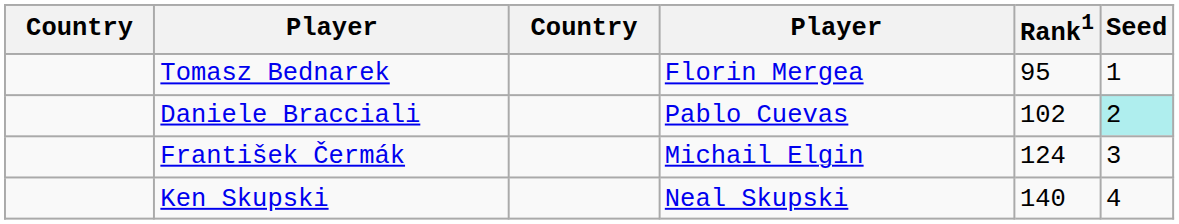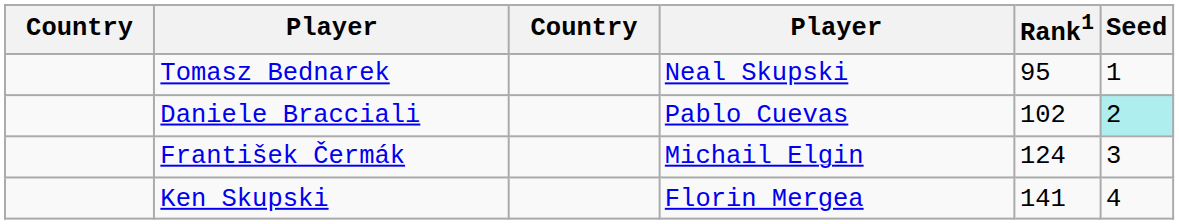(764, 74) Florin Mergea -> (757, 74) Neal Skupski
(757, 198) Neal Skupski -> (764, 198) Florin Mergea
(1043, 198) 140 -> (1043, 198) 141
